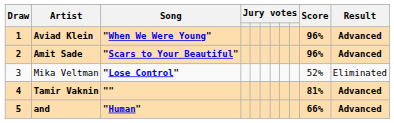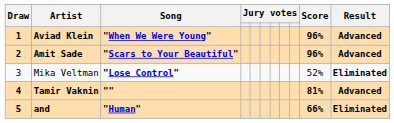(360, 72) normal -> (360, 72) bold
(360, 109) Advanced -> (360, 109) Eliminated
